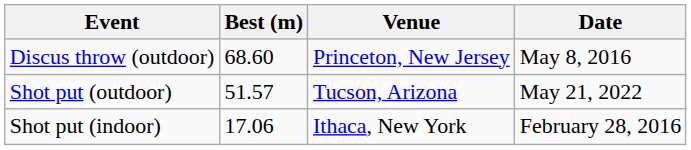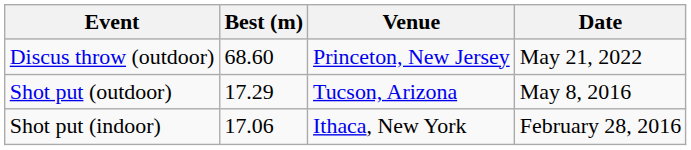(575, 56) May 8, 2016 -> (581, 56) May 21, 2022
(249, 91) 51.57 -> (249, 91) 17.29
(581, 91) May 21, 2022 -> (575, 91) May 8, 2016
